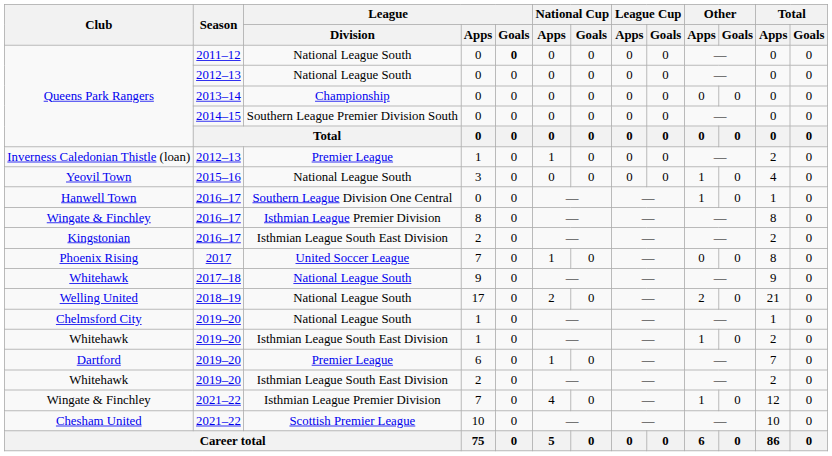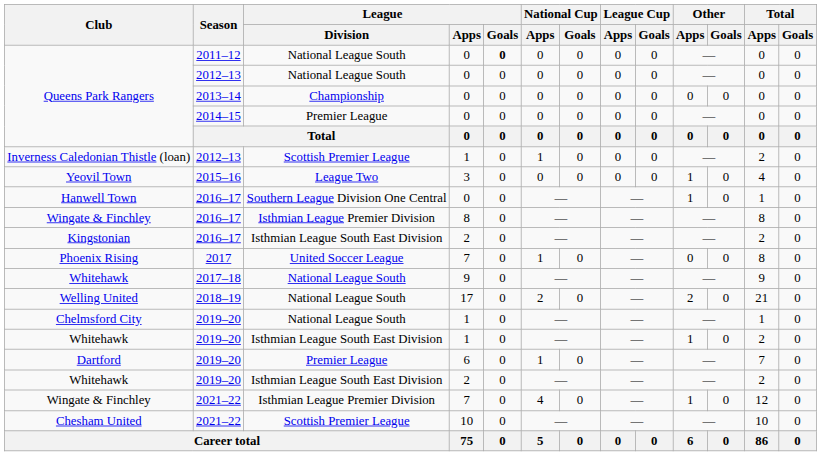(352, 116) Southern League Premier Division South -> (347, 116) Premier League
(352, 156) Premier League -> (347, 156) Scottish Premier League
(352, 177) National League South -> (347, 177) League Two
